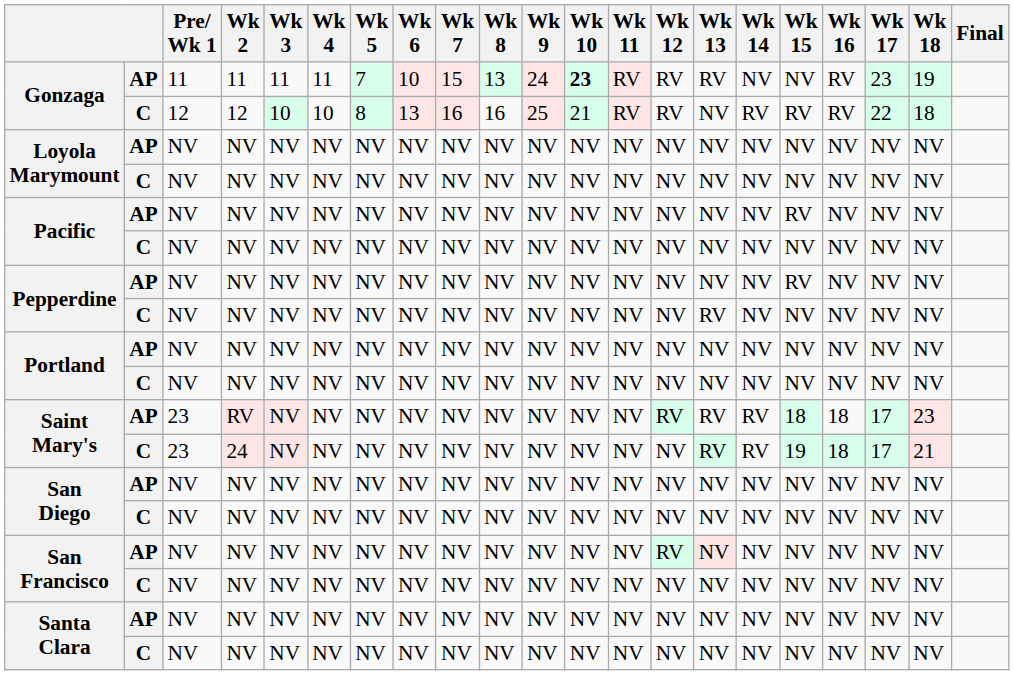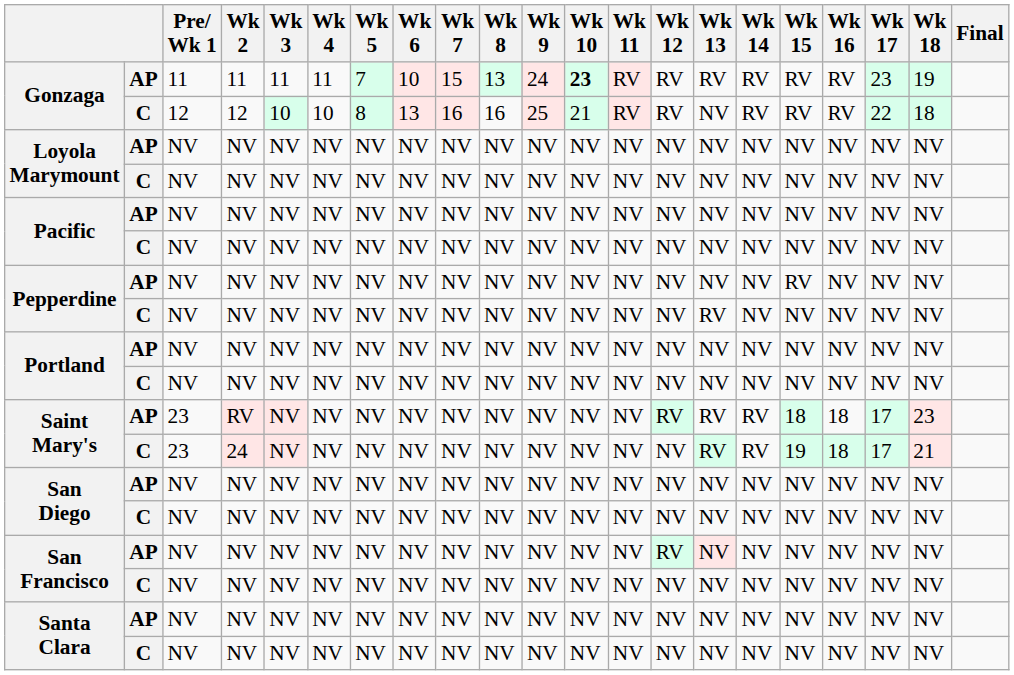(757, 79) NV -> (756, 79) RV
(800, 79) NV -> (798, 79) RV
(798, 214) RV -> (800, 214) NV
